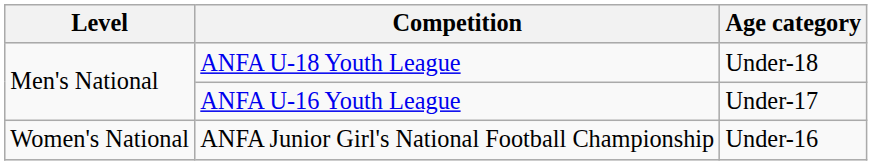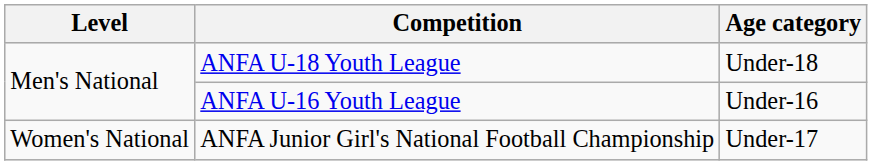(772, 100) Under-17 -> (772, 100) Under-16
(772, 139) Under-16 -> (772, 139) Under-17
